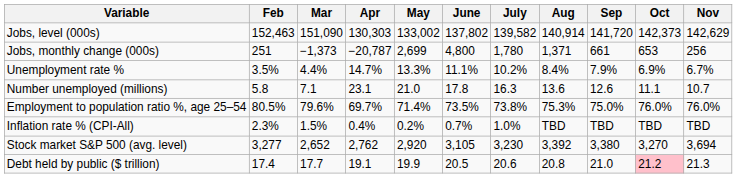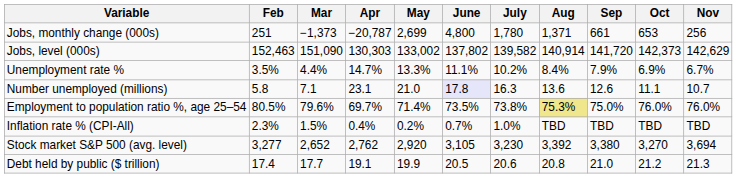rows swapped: (53, 32) <-> (83, 51)
(457, 88) no background -> (457, 88) lavender background
(559, 107) no background -> (559, 107) khaki background
(650, 164) pink background -> (650, 164) no background
